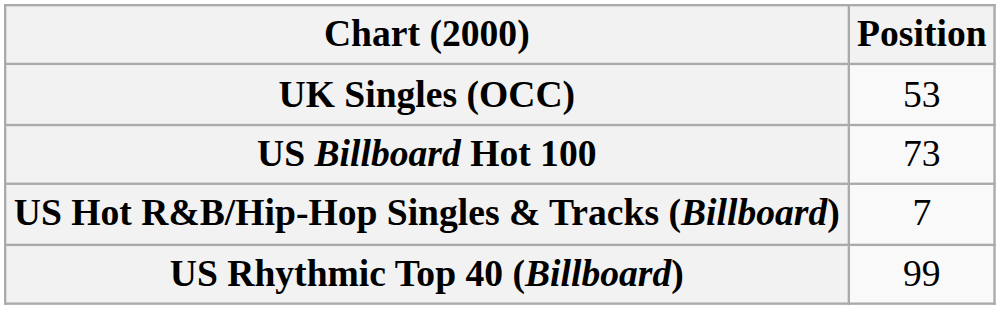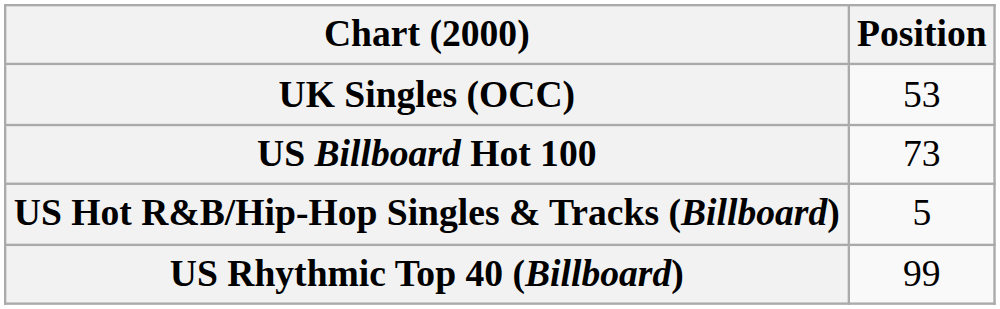(922, 213) 7 -> (922, 213) 5
